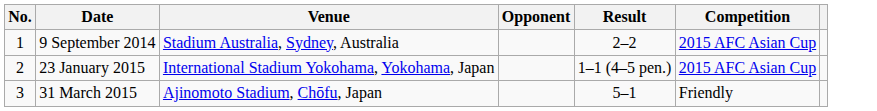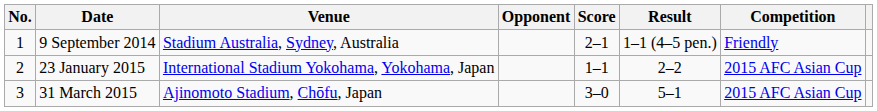+ column: (597, 17)
(625, 42) 2–2 -> (670, 42) 1–1 (4–5 pen.)
(748, 42) 2015 AFC Asian Cup -> (751, 42) Friendly
(625, 67) 1–1 (4–5 pen.) -> (670, 67) 2–2
(706, 93) Friendly -> (793, 93) 2015 AFC Asian Cup
